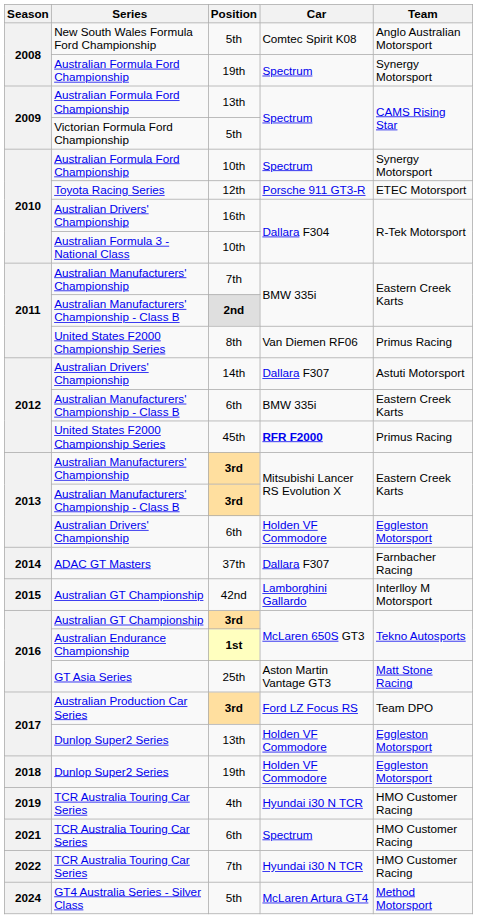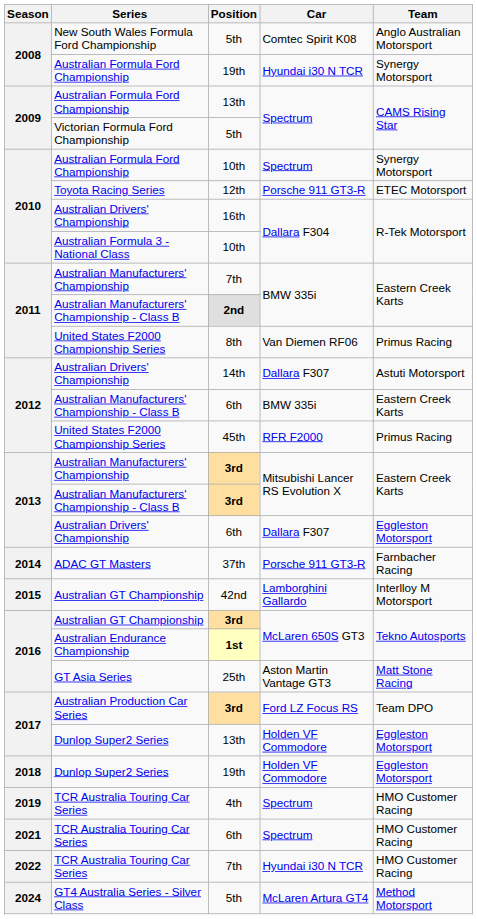(287, 71) Spectrum -> (313, 71) Hyundai i30 N TCR
(293, 437) bold -> (293, 437) normal
(295, 532) Holden VF Commodore -> (296, 532) Dallara F307
(296, 563) Dallara F307 -> (314, 563) Porsche 911 GT3-R
(313, 803) Hyundai i30 N TCR -> (287, 803) Spectrum
